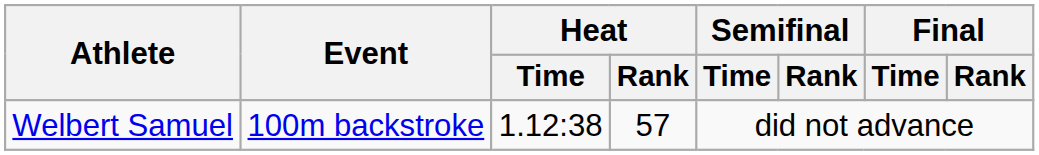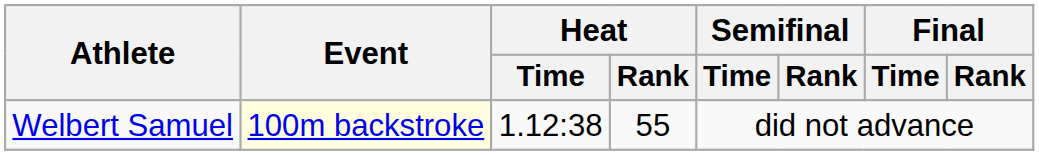(366, 126) no background -> (366, 126) lightyellow background
(653, 126) 57 -> (653, 126) 55
